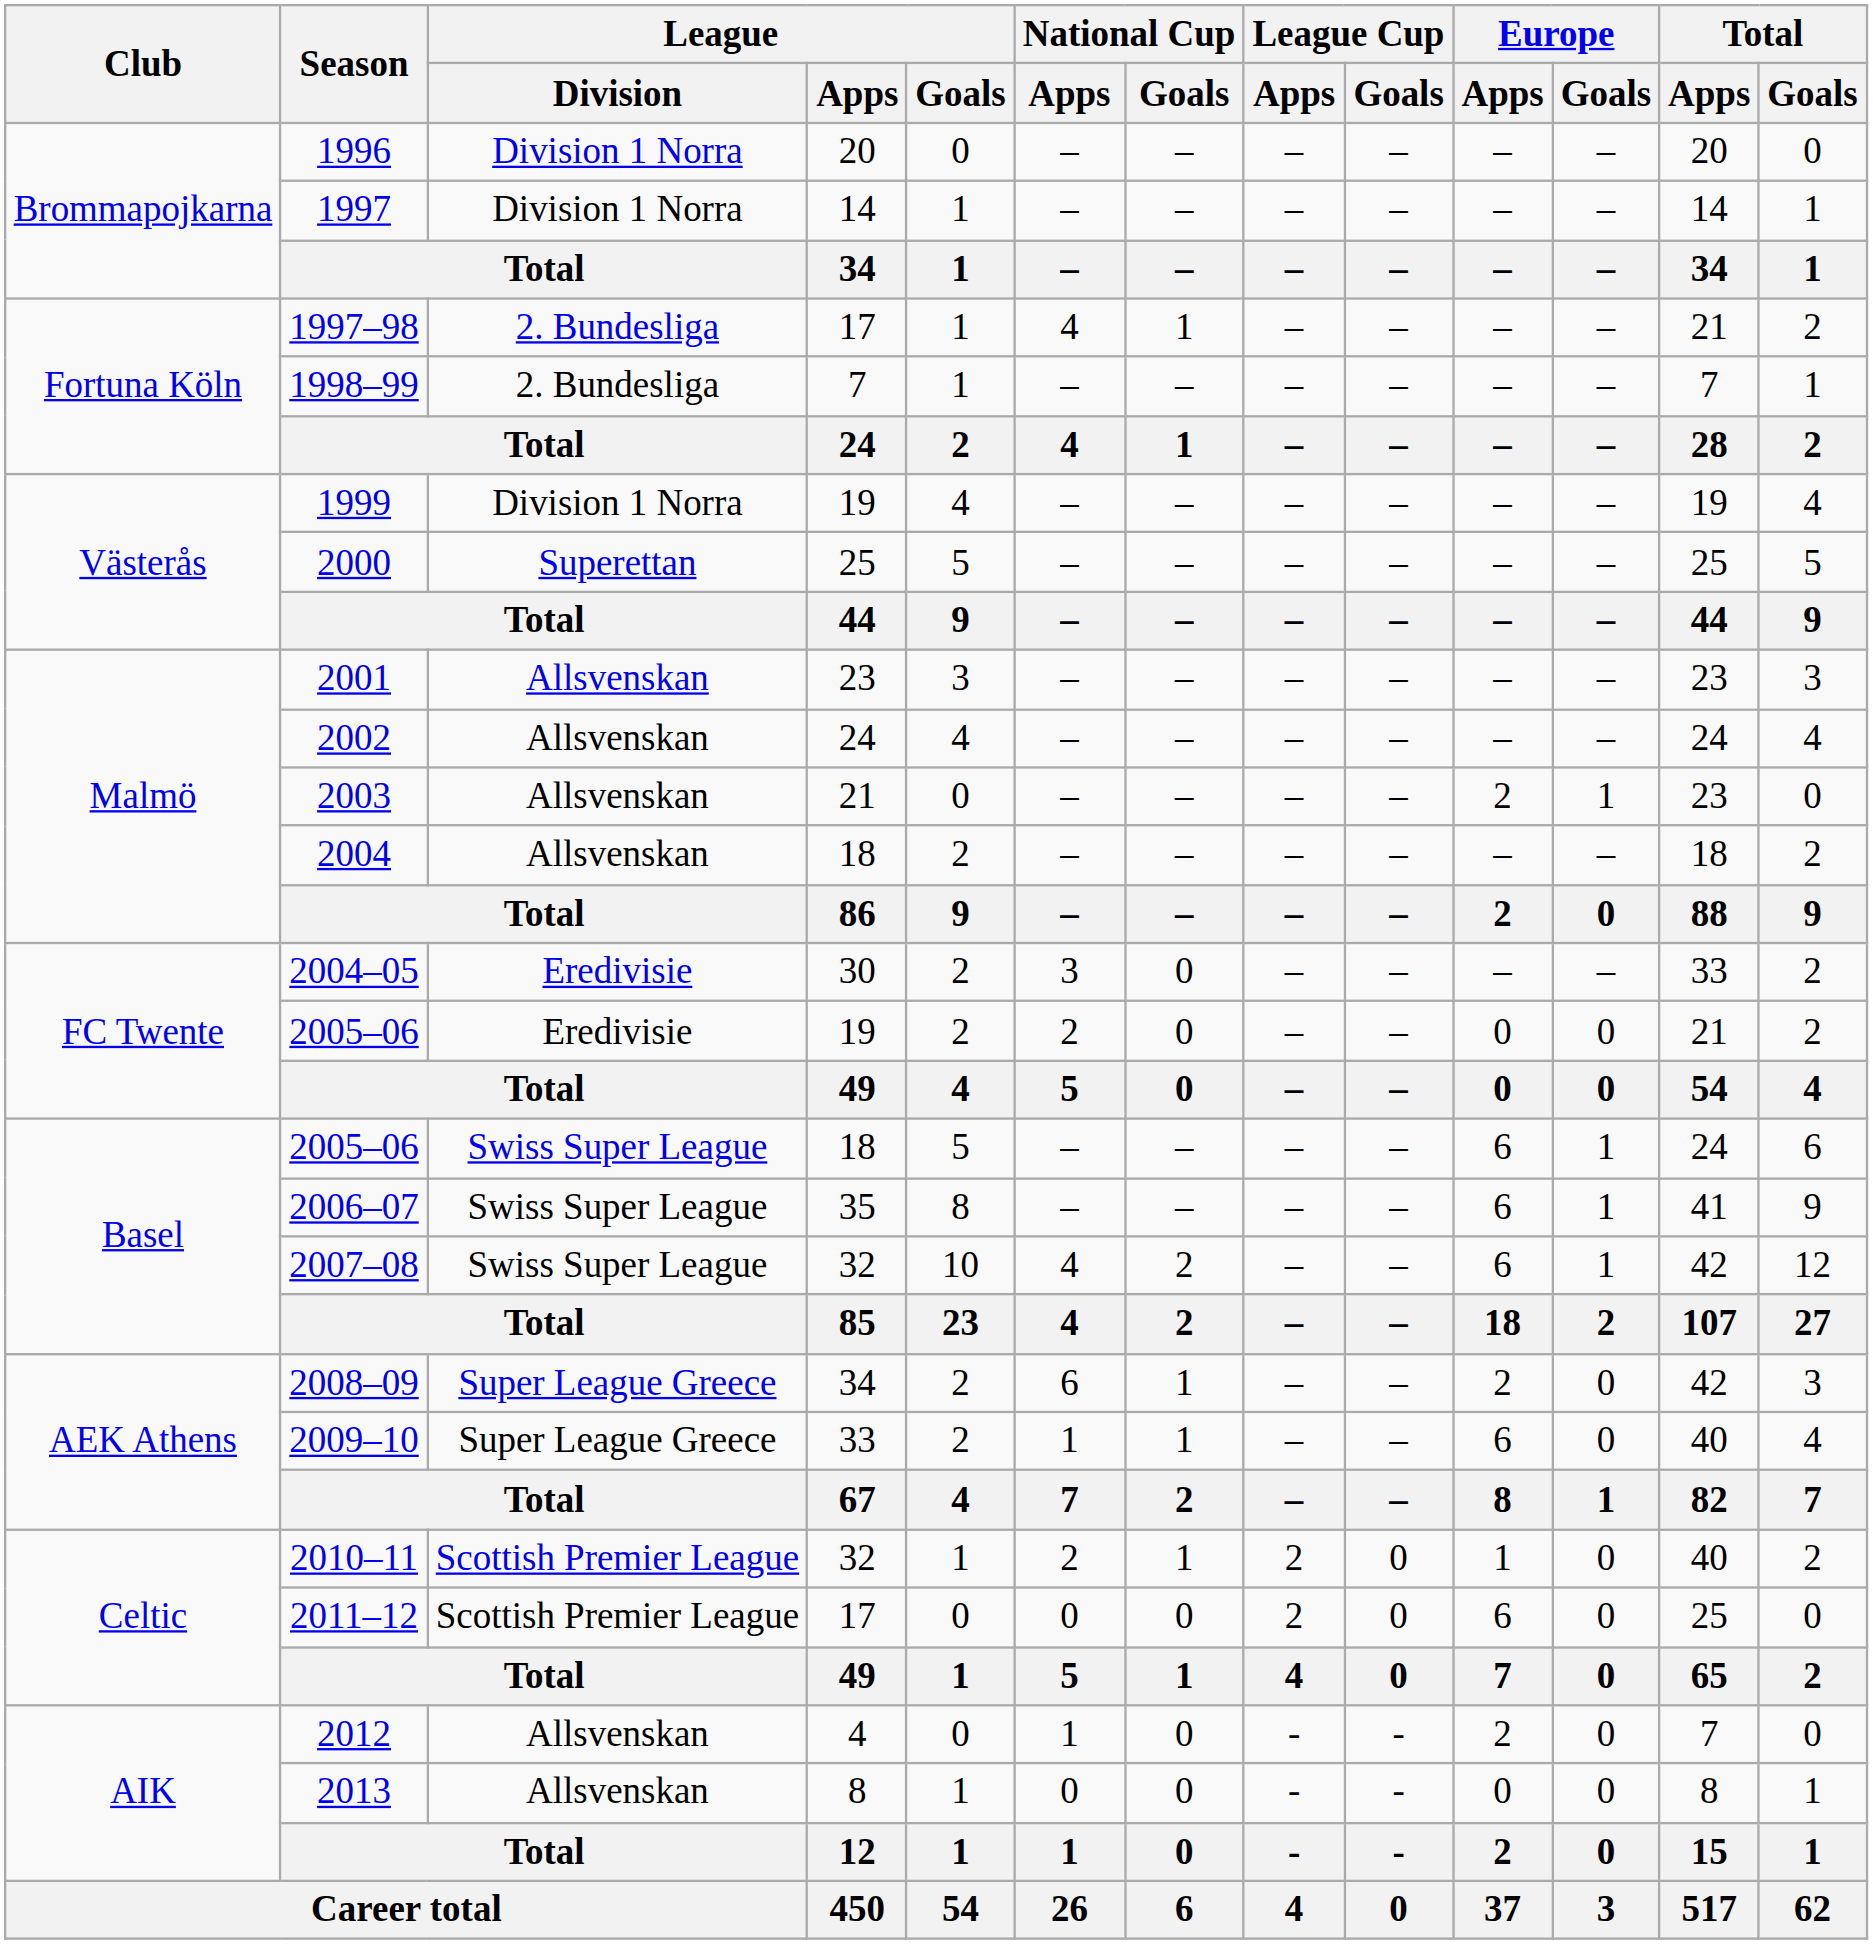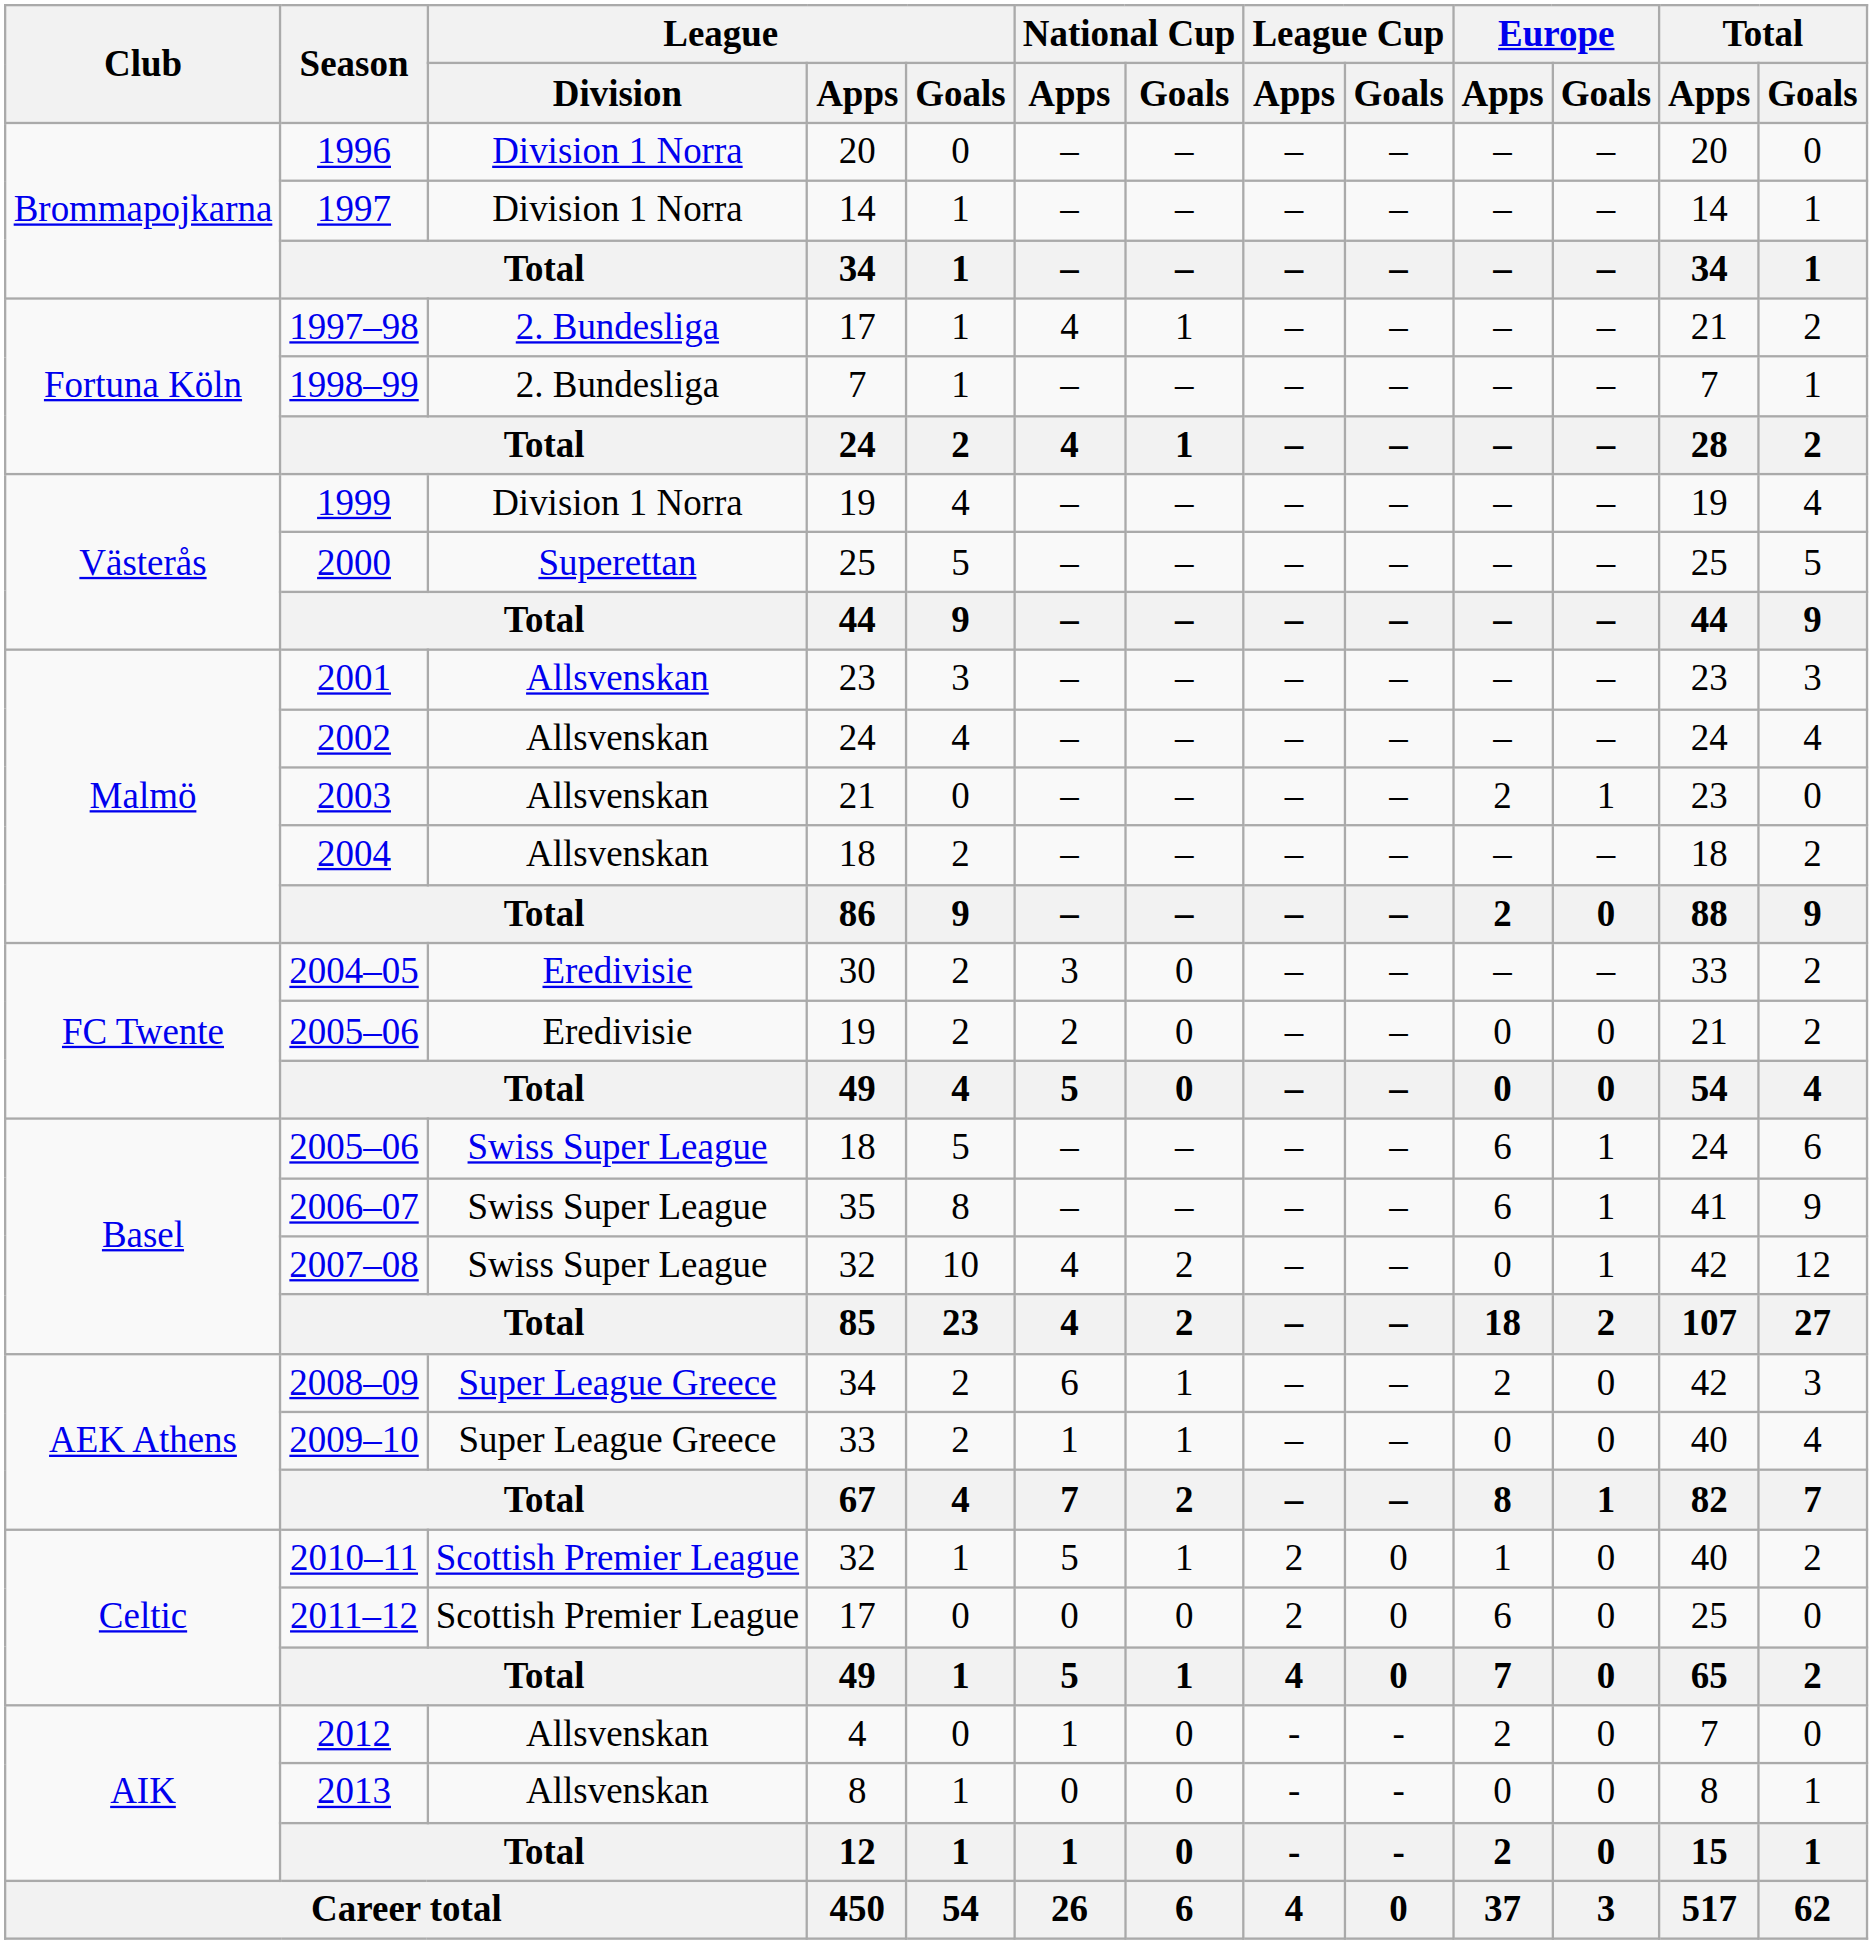(1503, 1264) 6 -> (1503, 1264) 0
(1503, 1440) 6 -> (1503, 1440) 0
(1069, 1557) 2 -> (1069, 1557) 5
